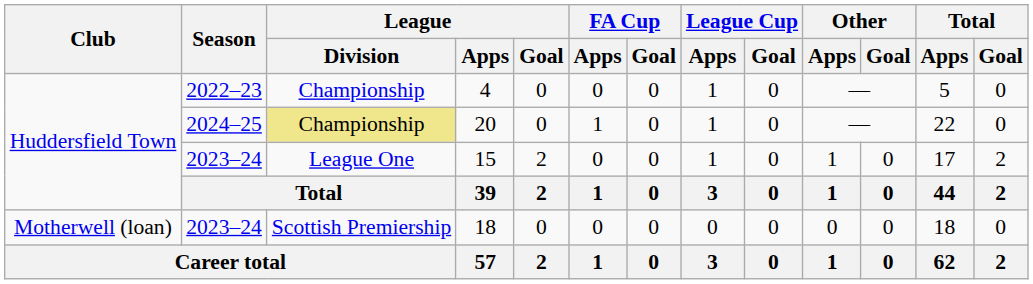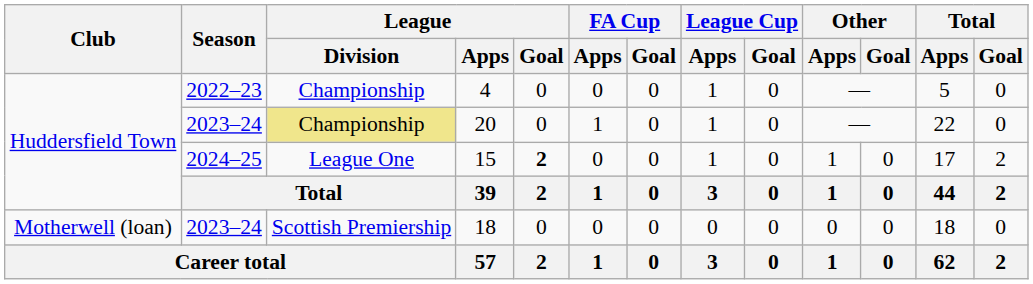(224, 124) 2024–25 -> (224, 124) 2023–24
(224, 158) 2023–24 -> (224, 158) 2024–25
(541, 158) normal -> (541, 158) bold
